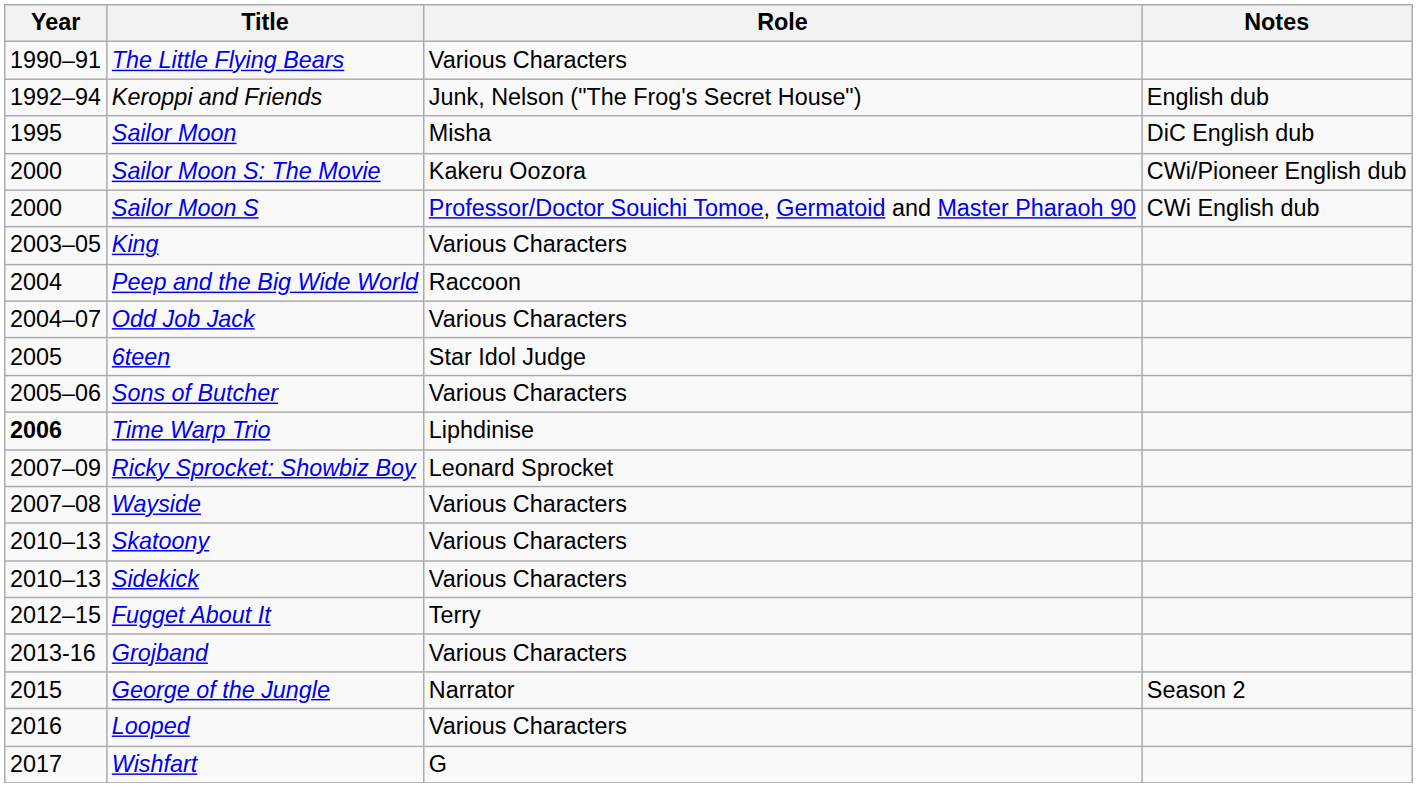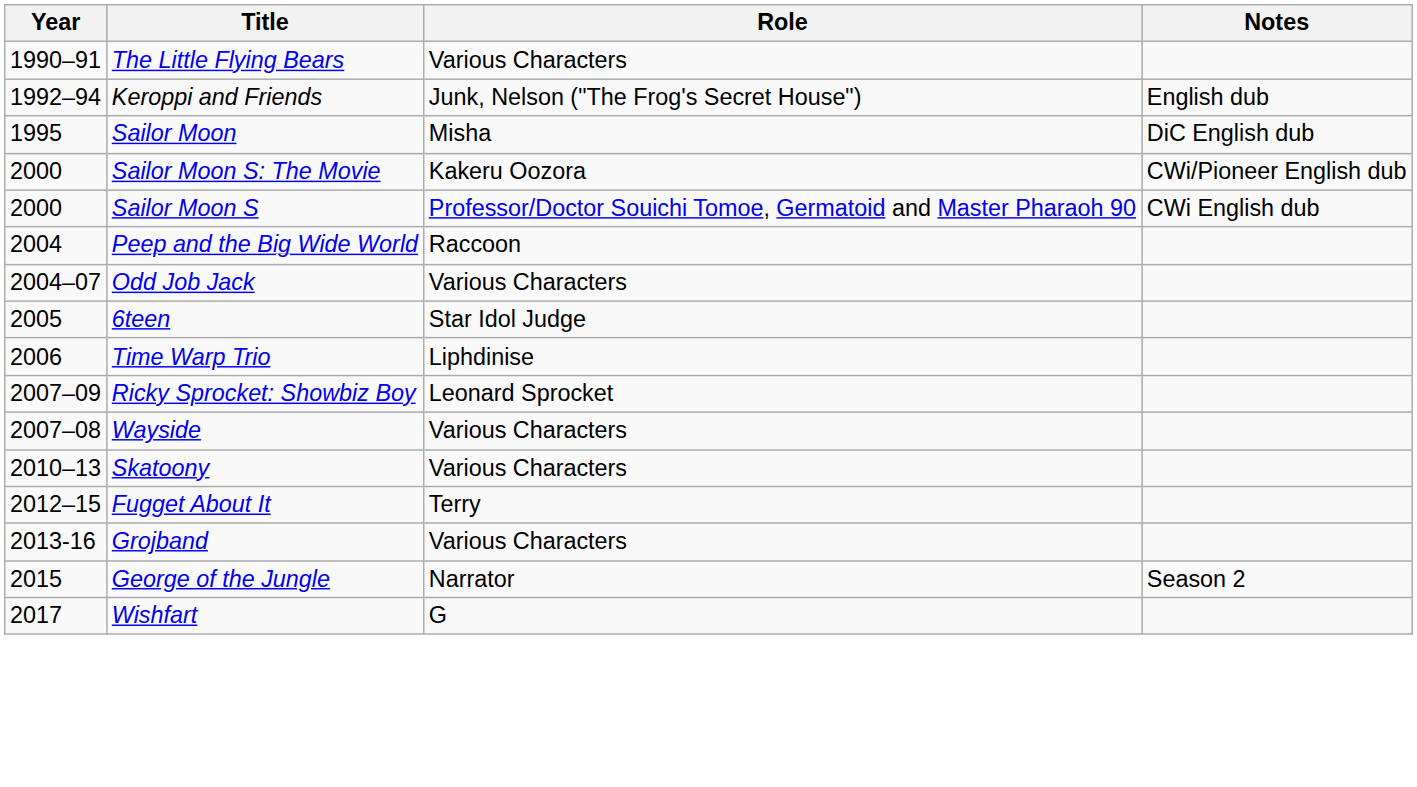- row: (135, 245)
- row: (195, 393)
(36, 430) bold -> (36, 356) normal
- row: (155, 578)
- row: (151, 726)
